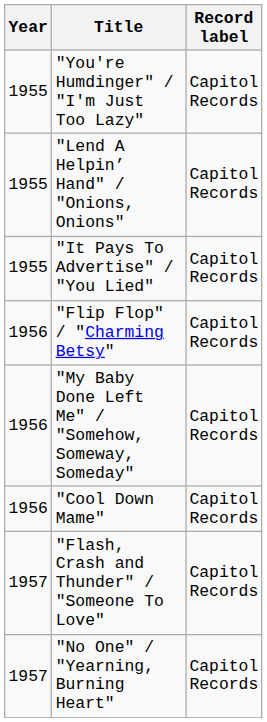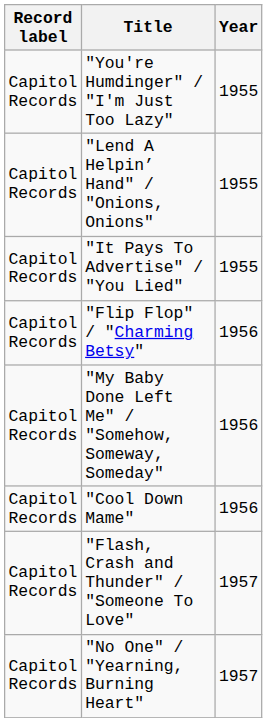columns swapped: (28, 27) <-> (224, 27)
